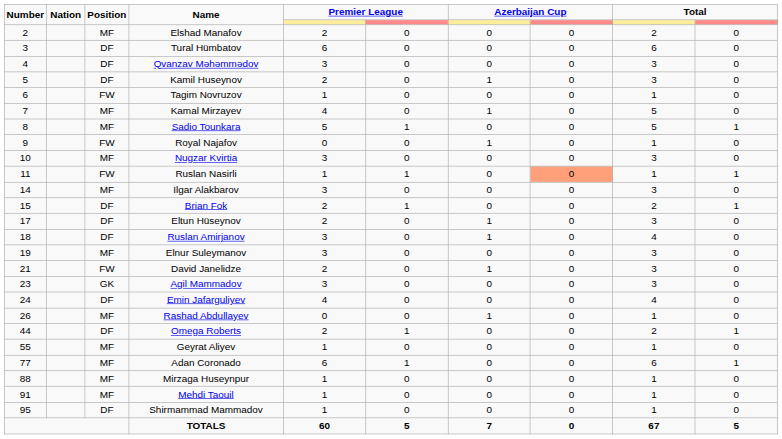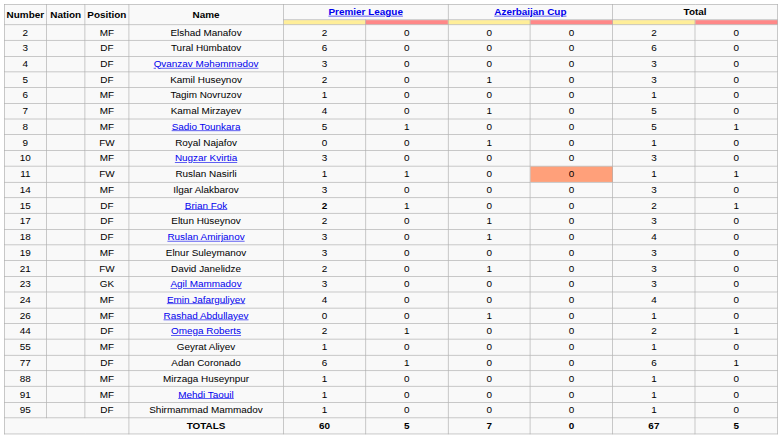(107, 95) FW -> (107, 95) MF
(325, 205) normal -> (325, 205) bold
(107, 300) DF -> (107, 300) MF
(107, 363) MF -> (107, 363) DF
